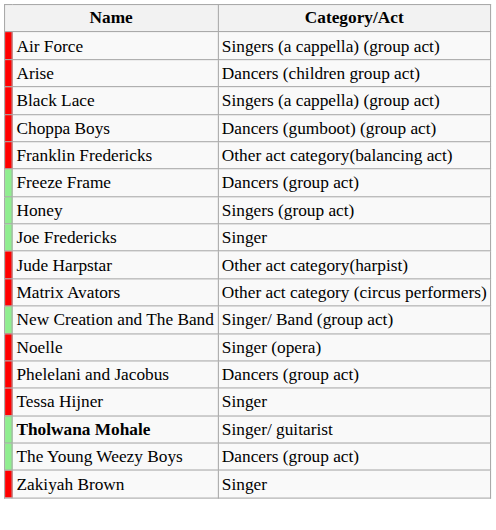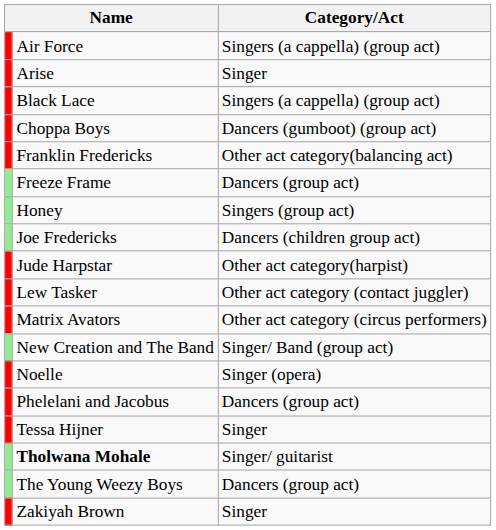(321, 73) Dancers (children group act) -> (244, 73) Singer
(244, 237) Singer -> (321, 237) Dancers (children group act)
+ row: (57, 292)
